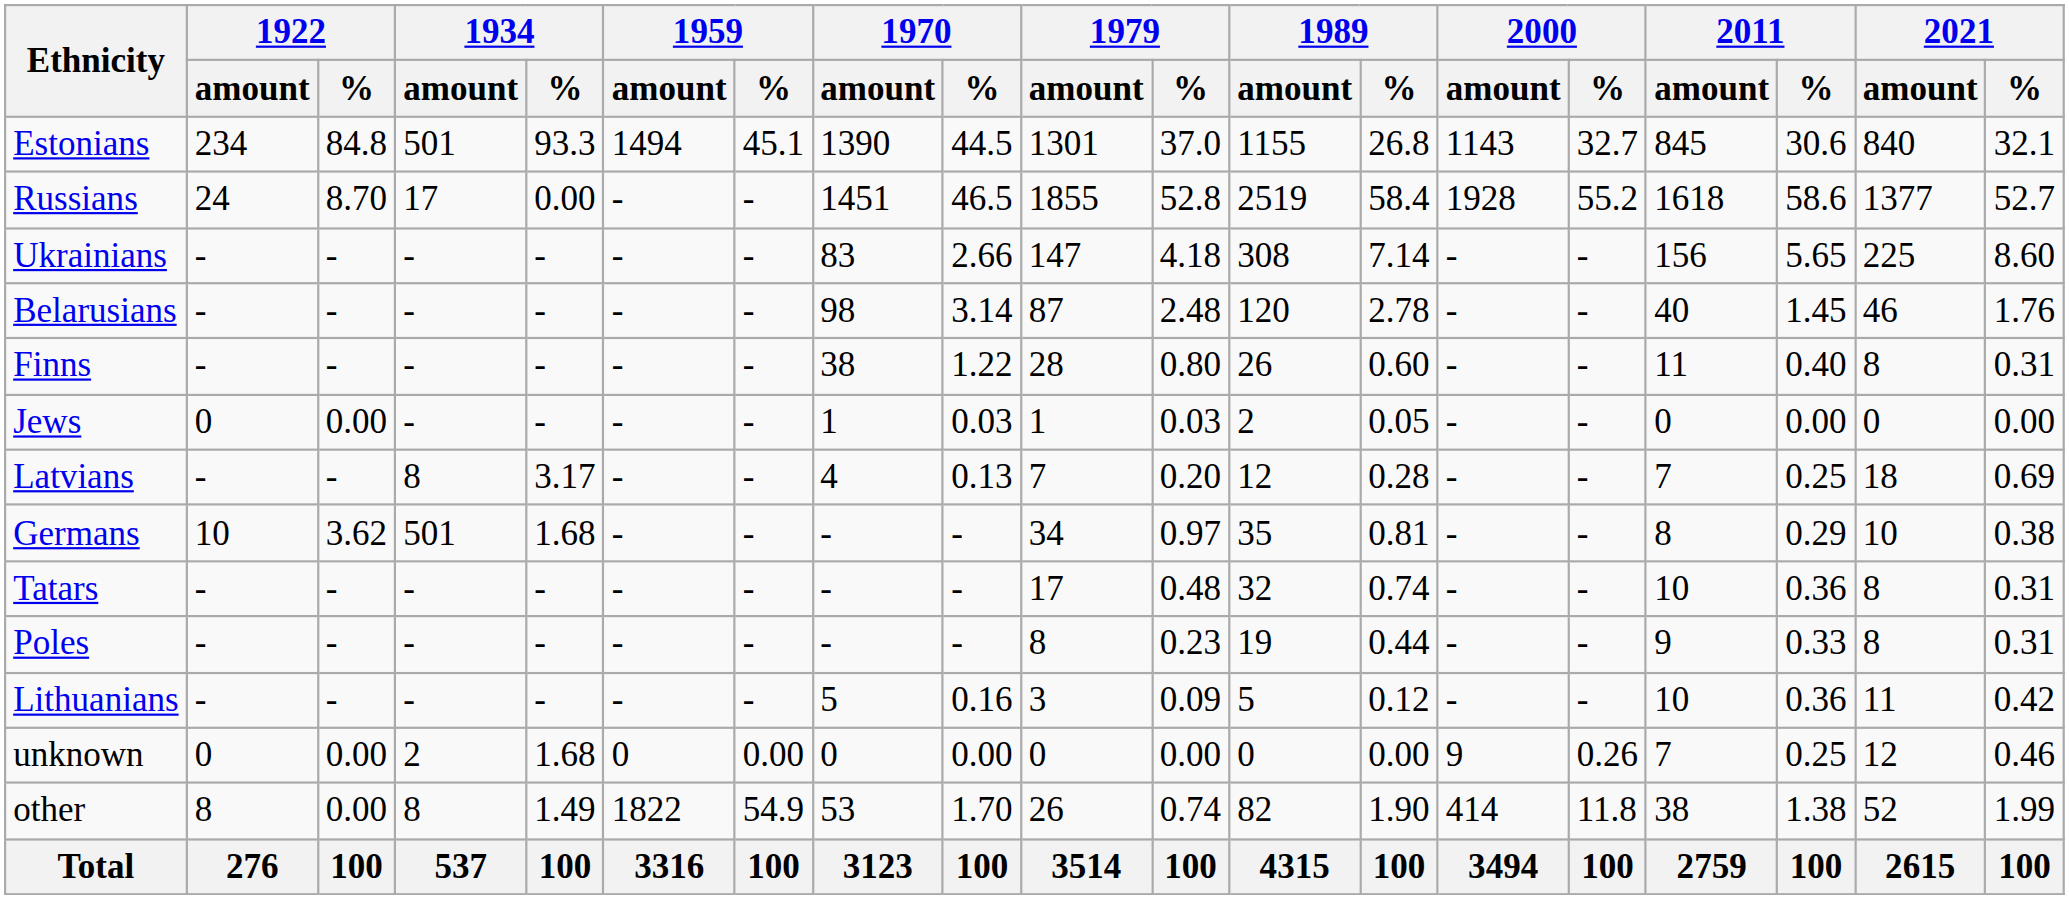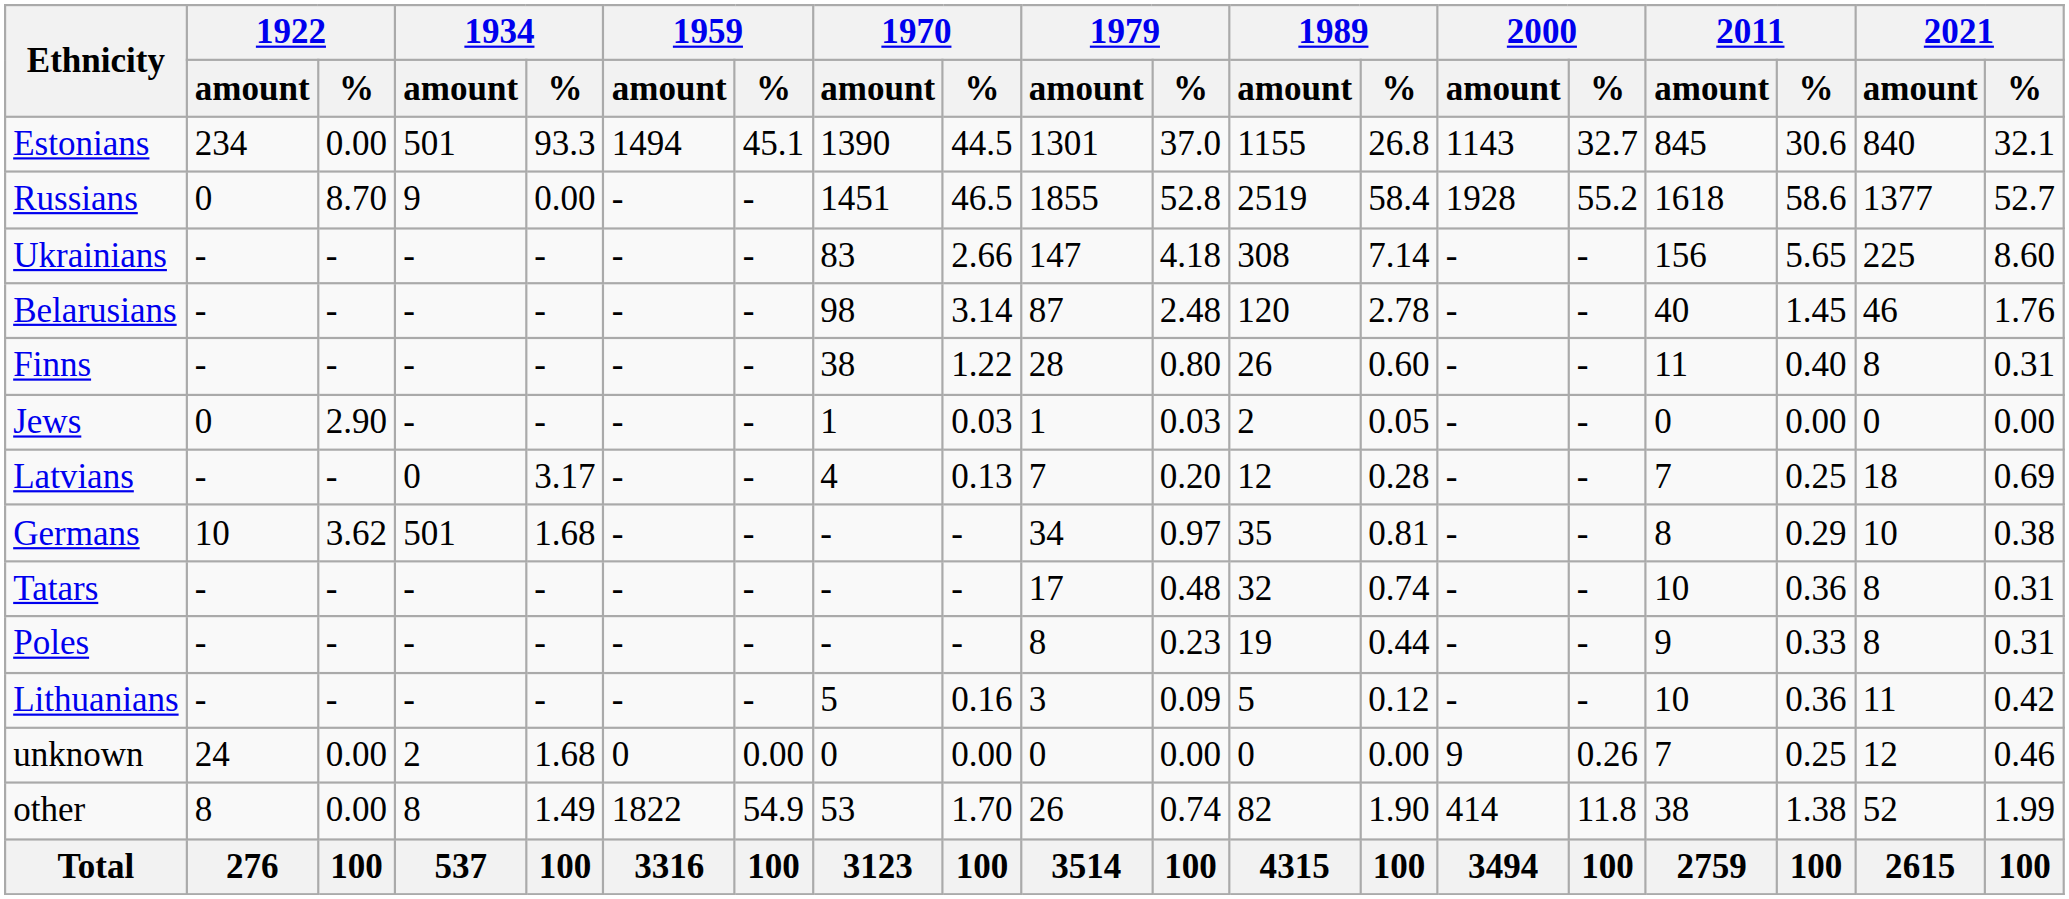(356, 143) 84.8 -> (356, 143) 0.00
(212, 198) 24 -> (204, 198) 0
(421, 198) 17 -> (412, 198) 9
(356, 421) 0.00 -> (356, 421) 2.90
(412, 476) 8 -> (412, 476) 0
(204, 754) 0 -> (212, 754) 24
